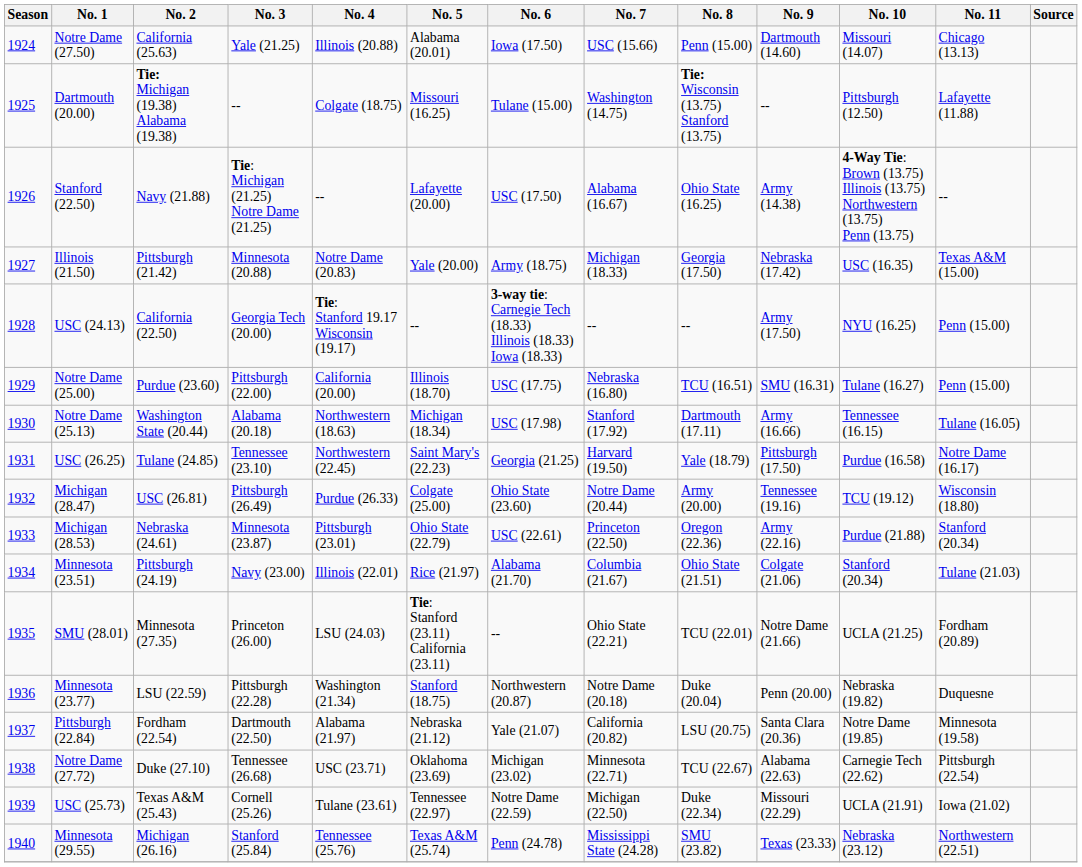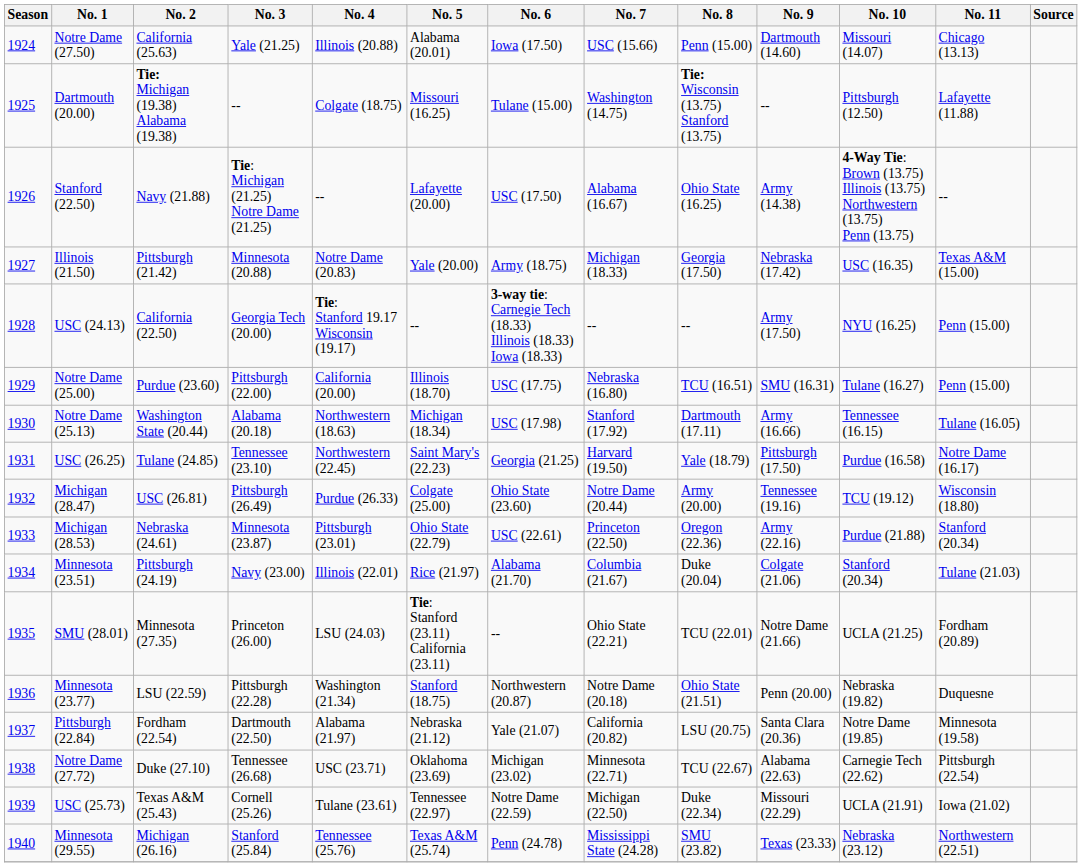(710, 572) Ohio State (21.51) -> (701, 572) Duke (20.04)
(701, 693) Duke (20.04) -> (710, 693) Ohio State (21.51)
